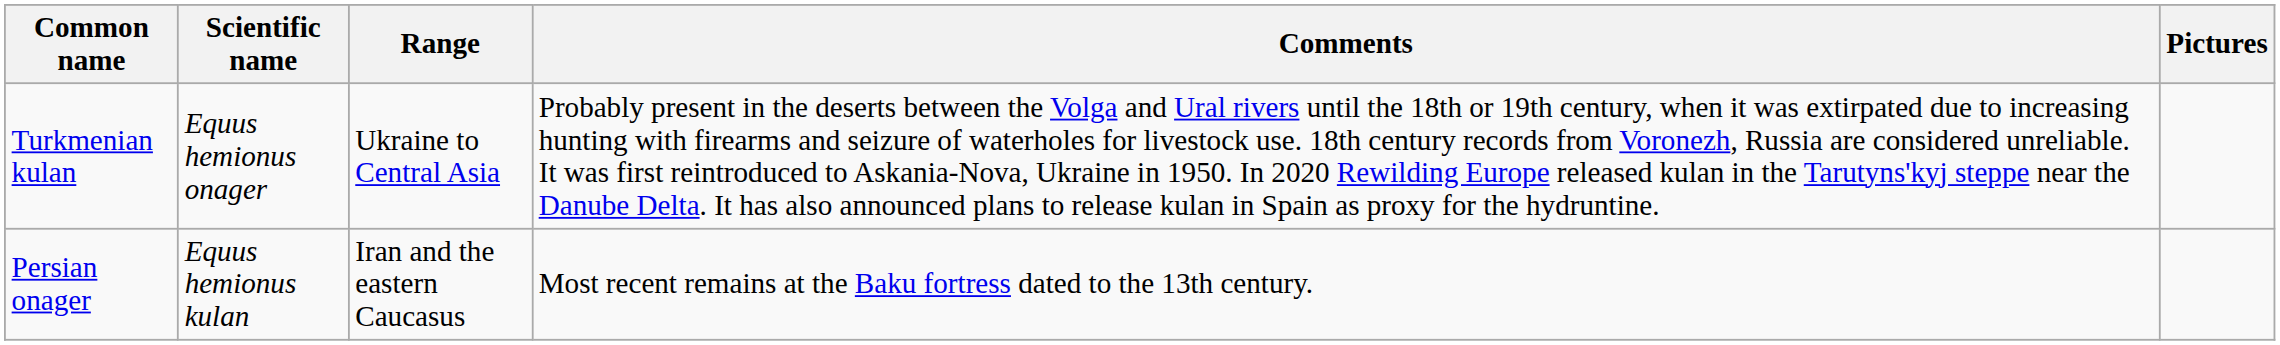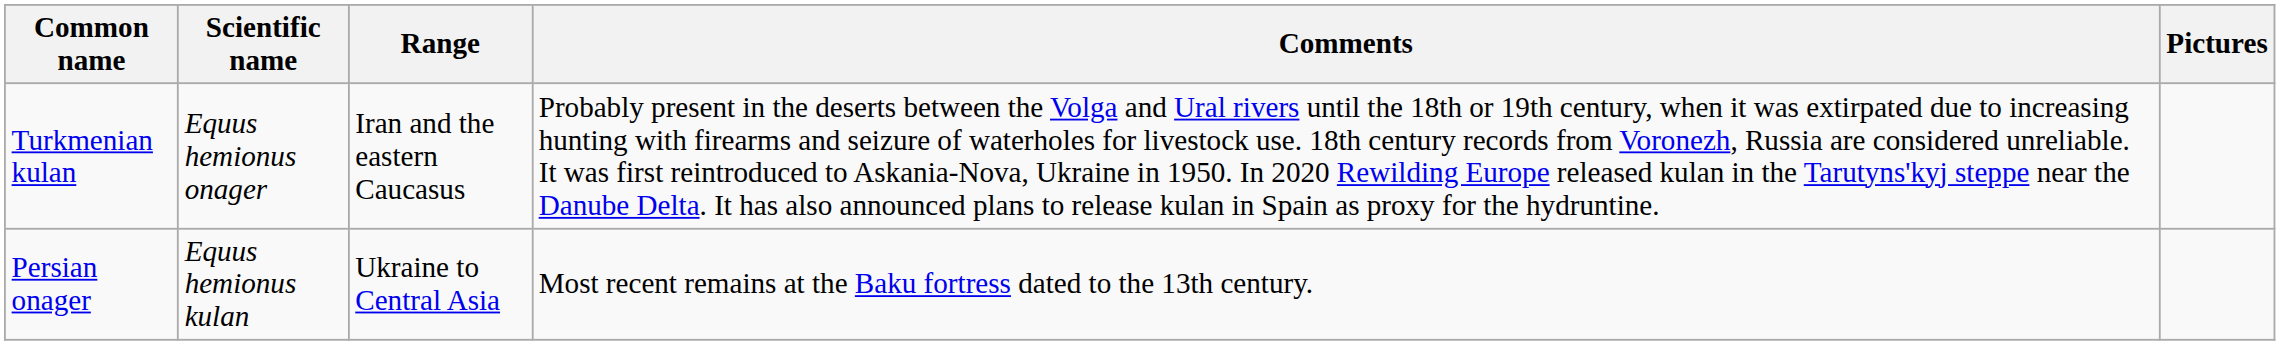(428, 155) Ukraine to Central Asia -> (425, 155) Iran and the eastern Caucasus
(425, 283) Iran and the eastern Caucasus -> (428, 283) Ukraine to Central Asia
